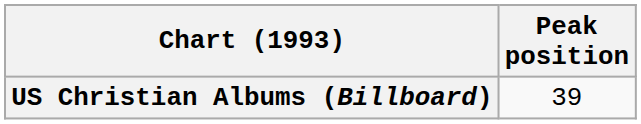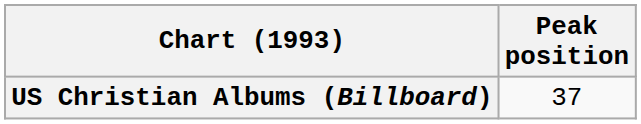(567, 98) 39 -> (567, 98) 37
